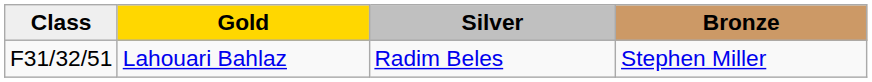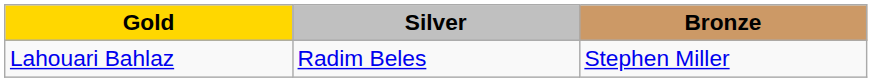- column: (61, 22)
